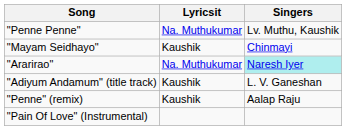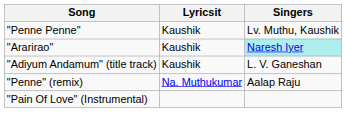(202, 30) Na. Muthukumar -> (181, 30) Kaushik
- row: (53, 47)
(202, 64) Na. Muthukumar -> (181, 47) Kaushik
(181, 99) Kaushik -> (202, 82) Na. Muthukumar
